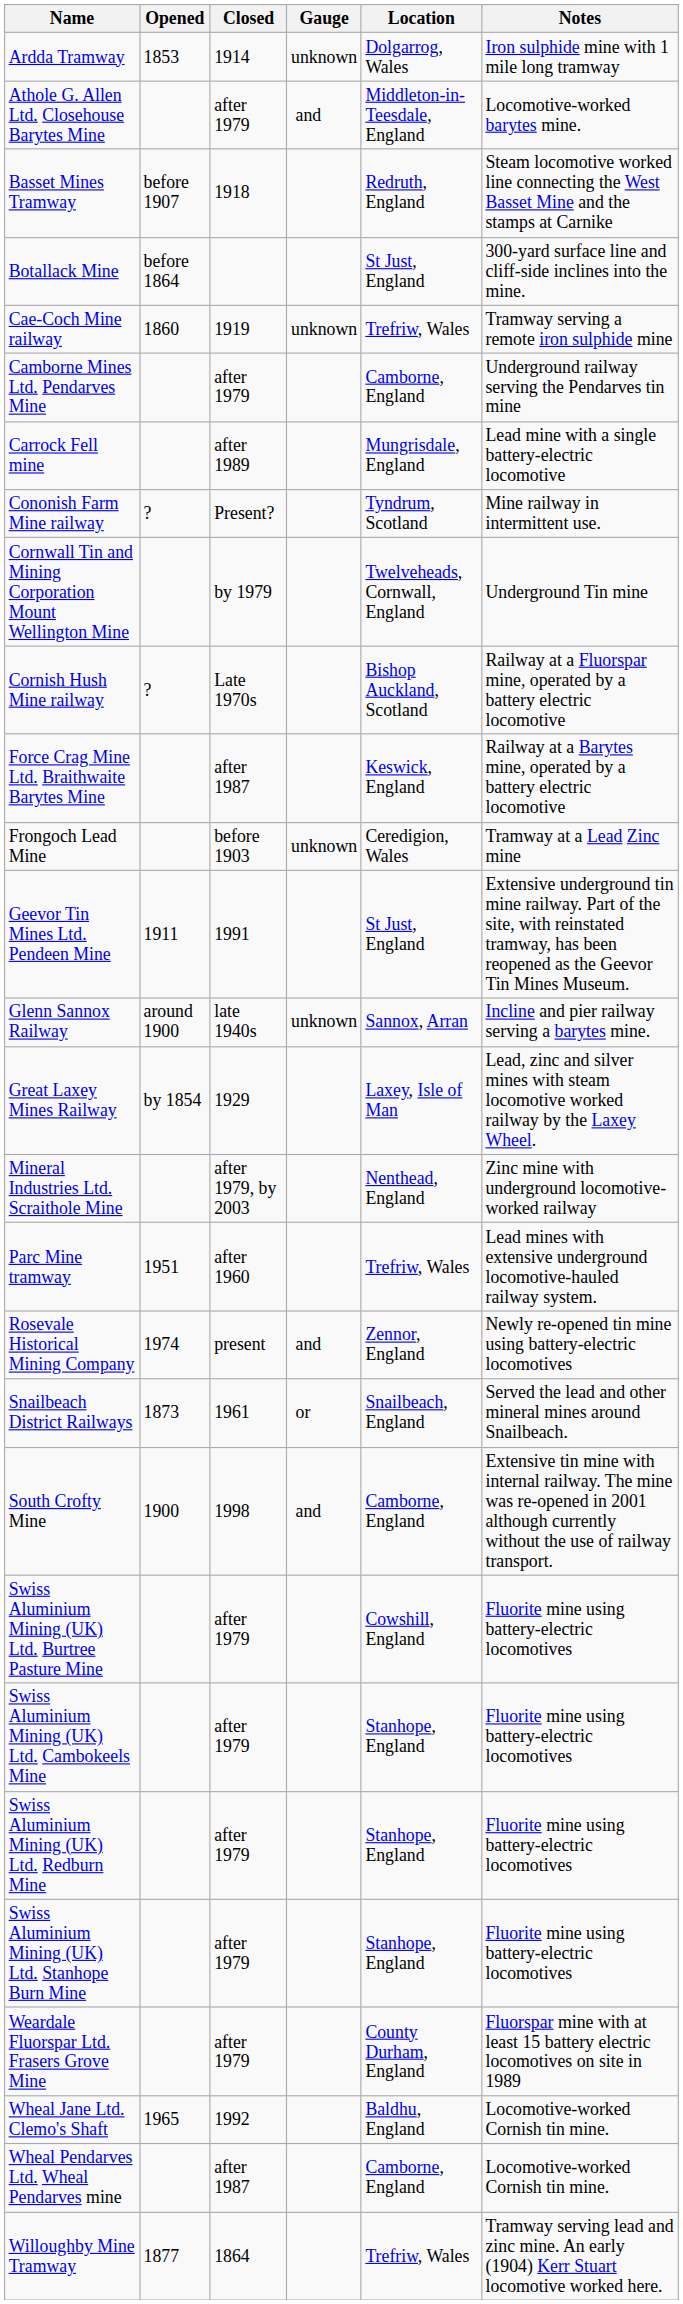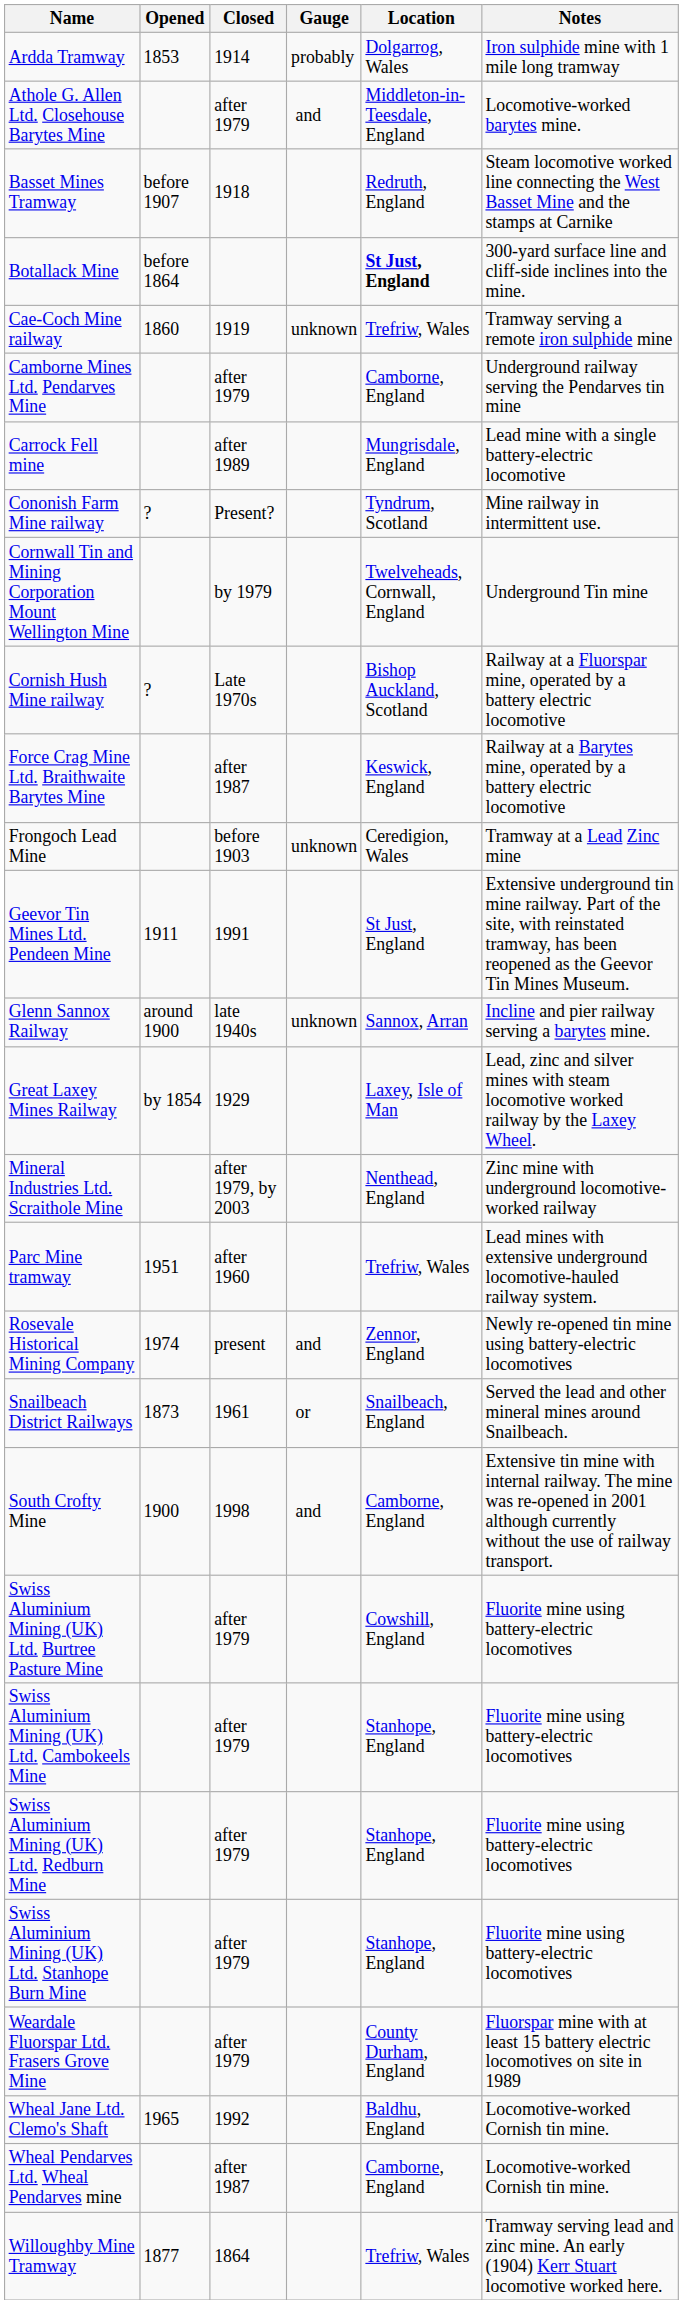(324, 56) unknown -> (323, 56) probably
(395, 271) normal -> (397, 271) bold
